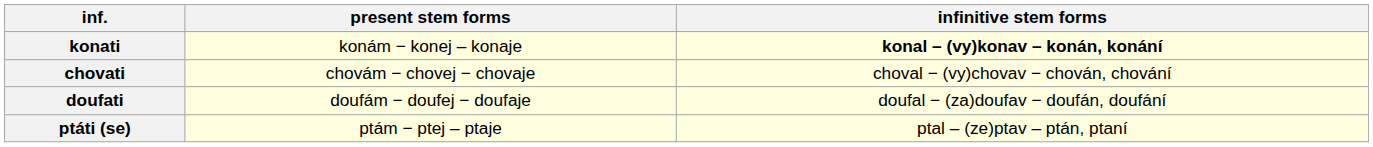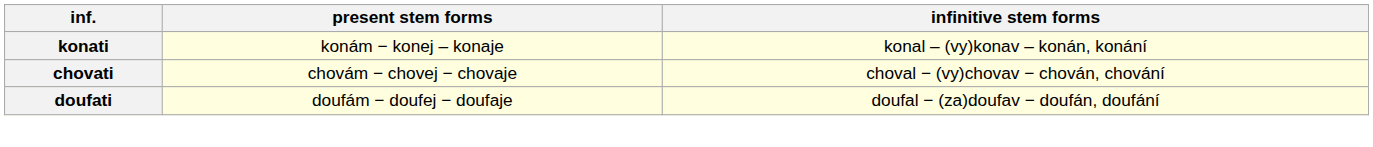(1022, 45) bold -> (1016, 45) normal
- row: (95, 127)
